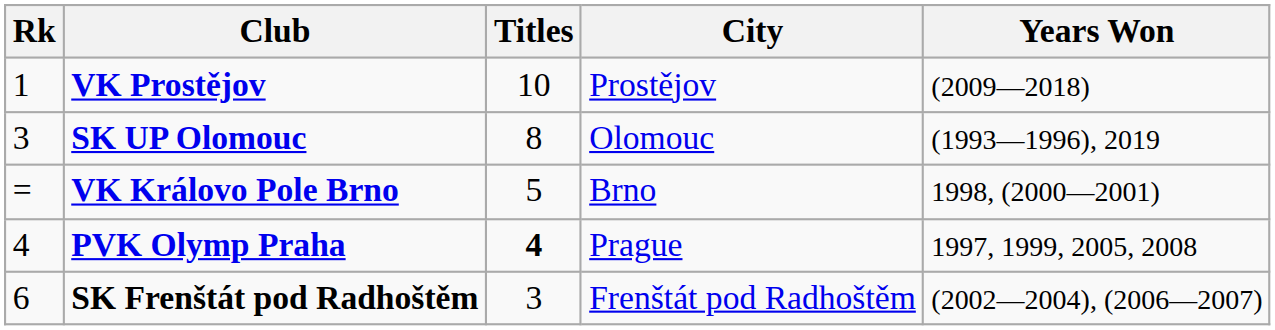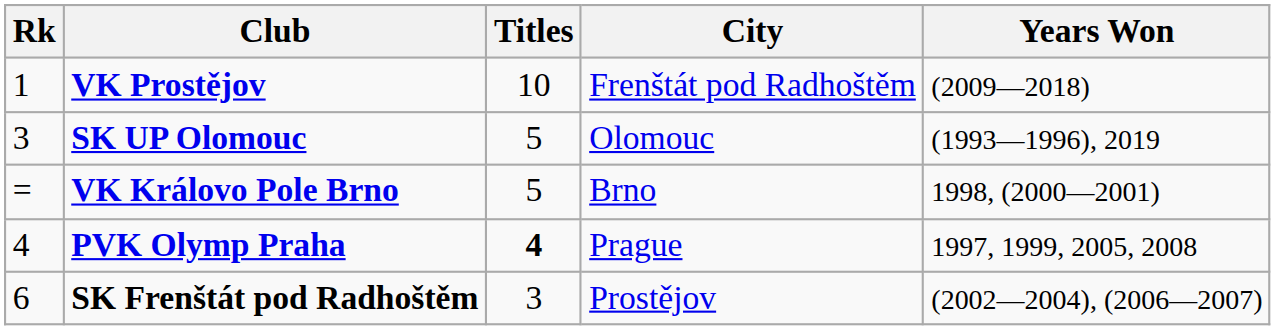(653, 84) Prostějov -> (753, 84) Frenštát pod Radhoštěm
(534, 137) 8 -> (534, 137) 5
(753, 297) Frenštát pod Radhoštěm -> (653, 297) Prostějov
